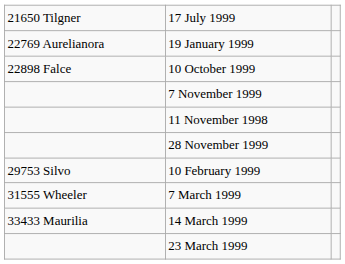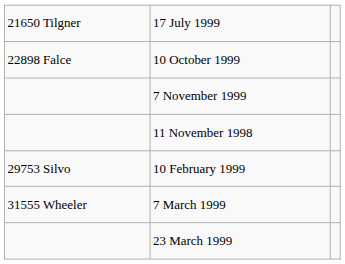- row: (211, 43)
- row: (218, 145)
- row: (208, 221)
